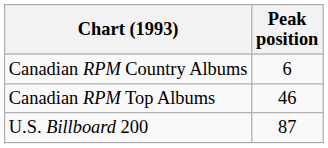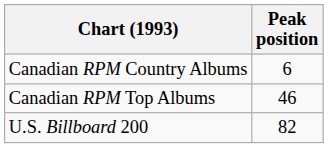(287, 127) 87 -> (287, 127) 82
